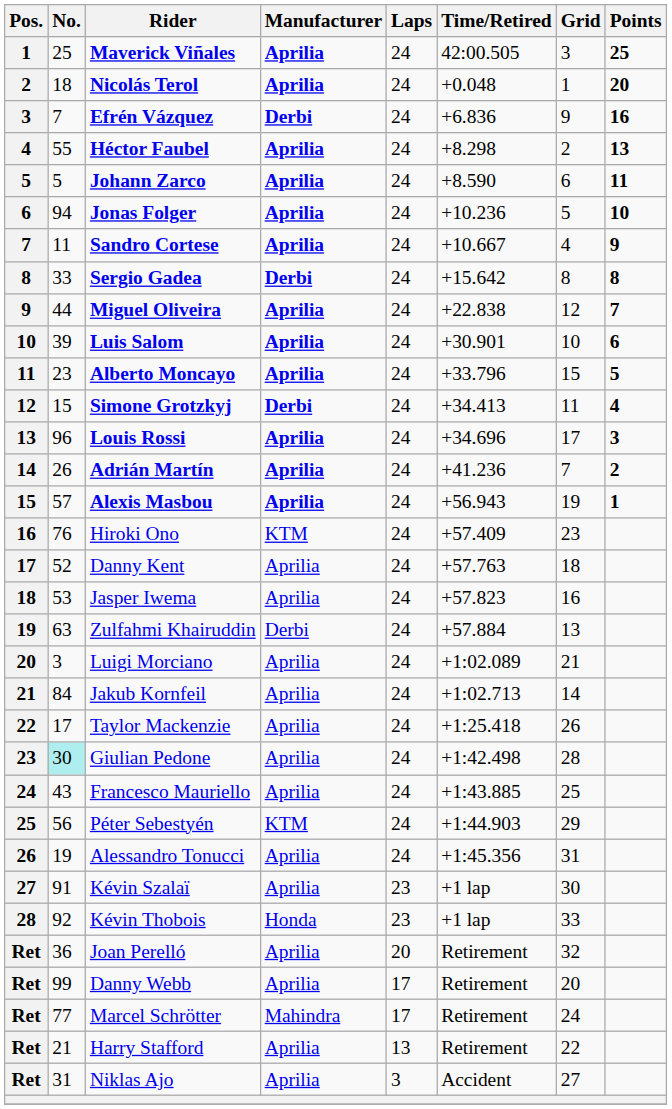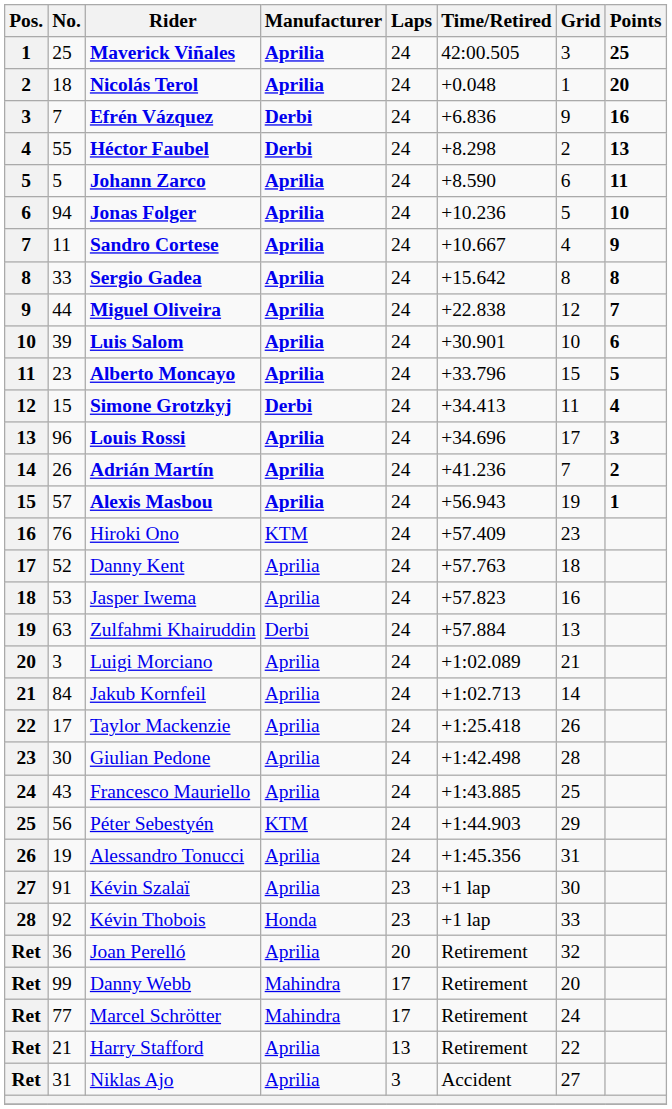(294, 149) Aprilia -> (288, 149) Derbi
(288, 277) Derbi -> (294, 277) Aprilia
(62, 758) paleturquoise background -> (62, 758) no background
(292, 983) Aprilia -> (302, 983) Mahindra
